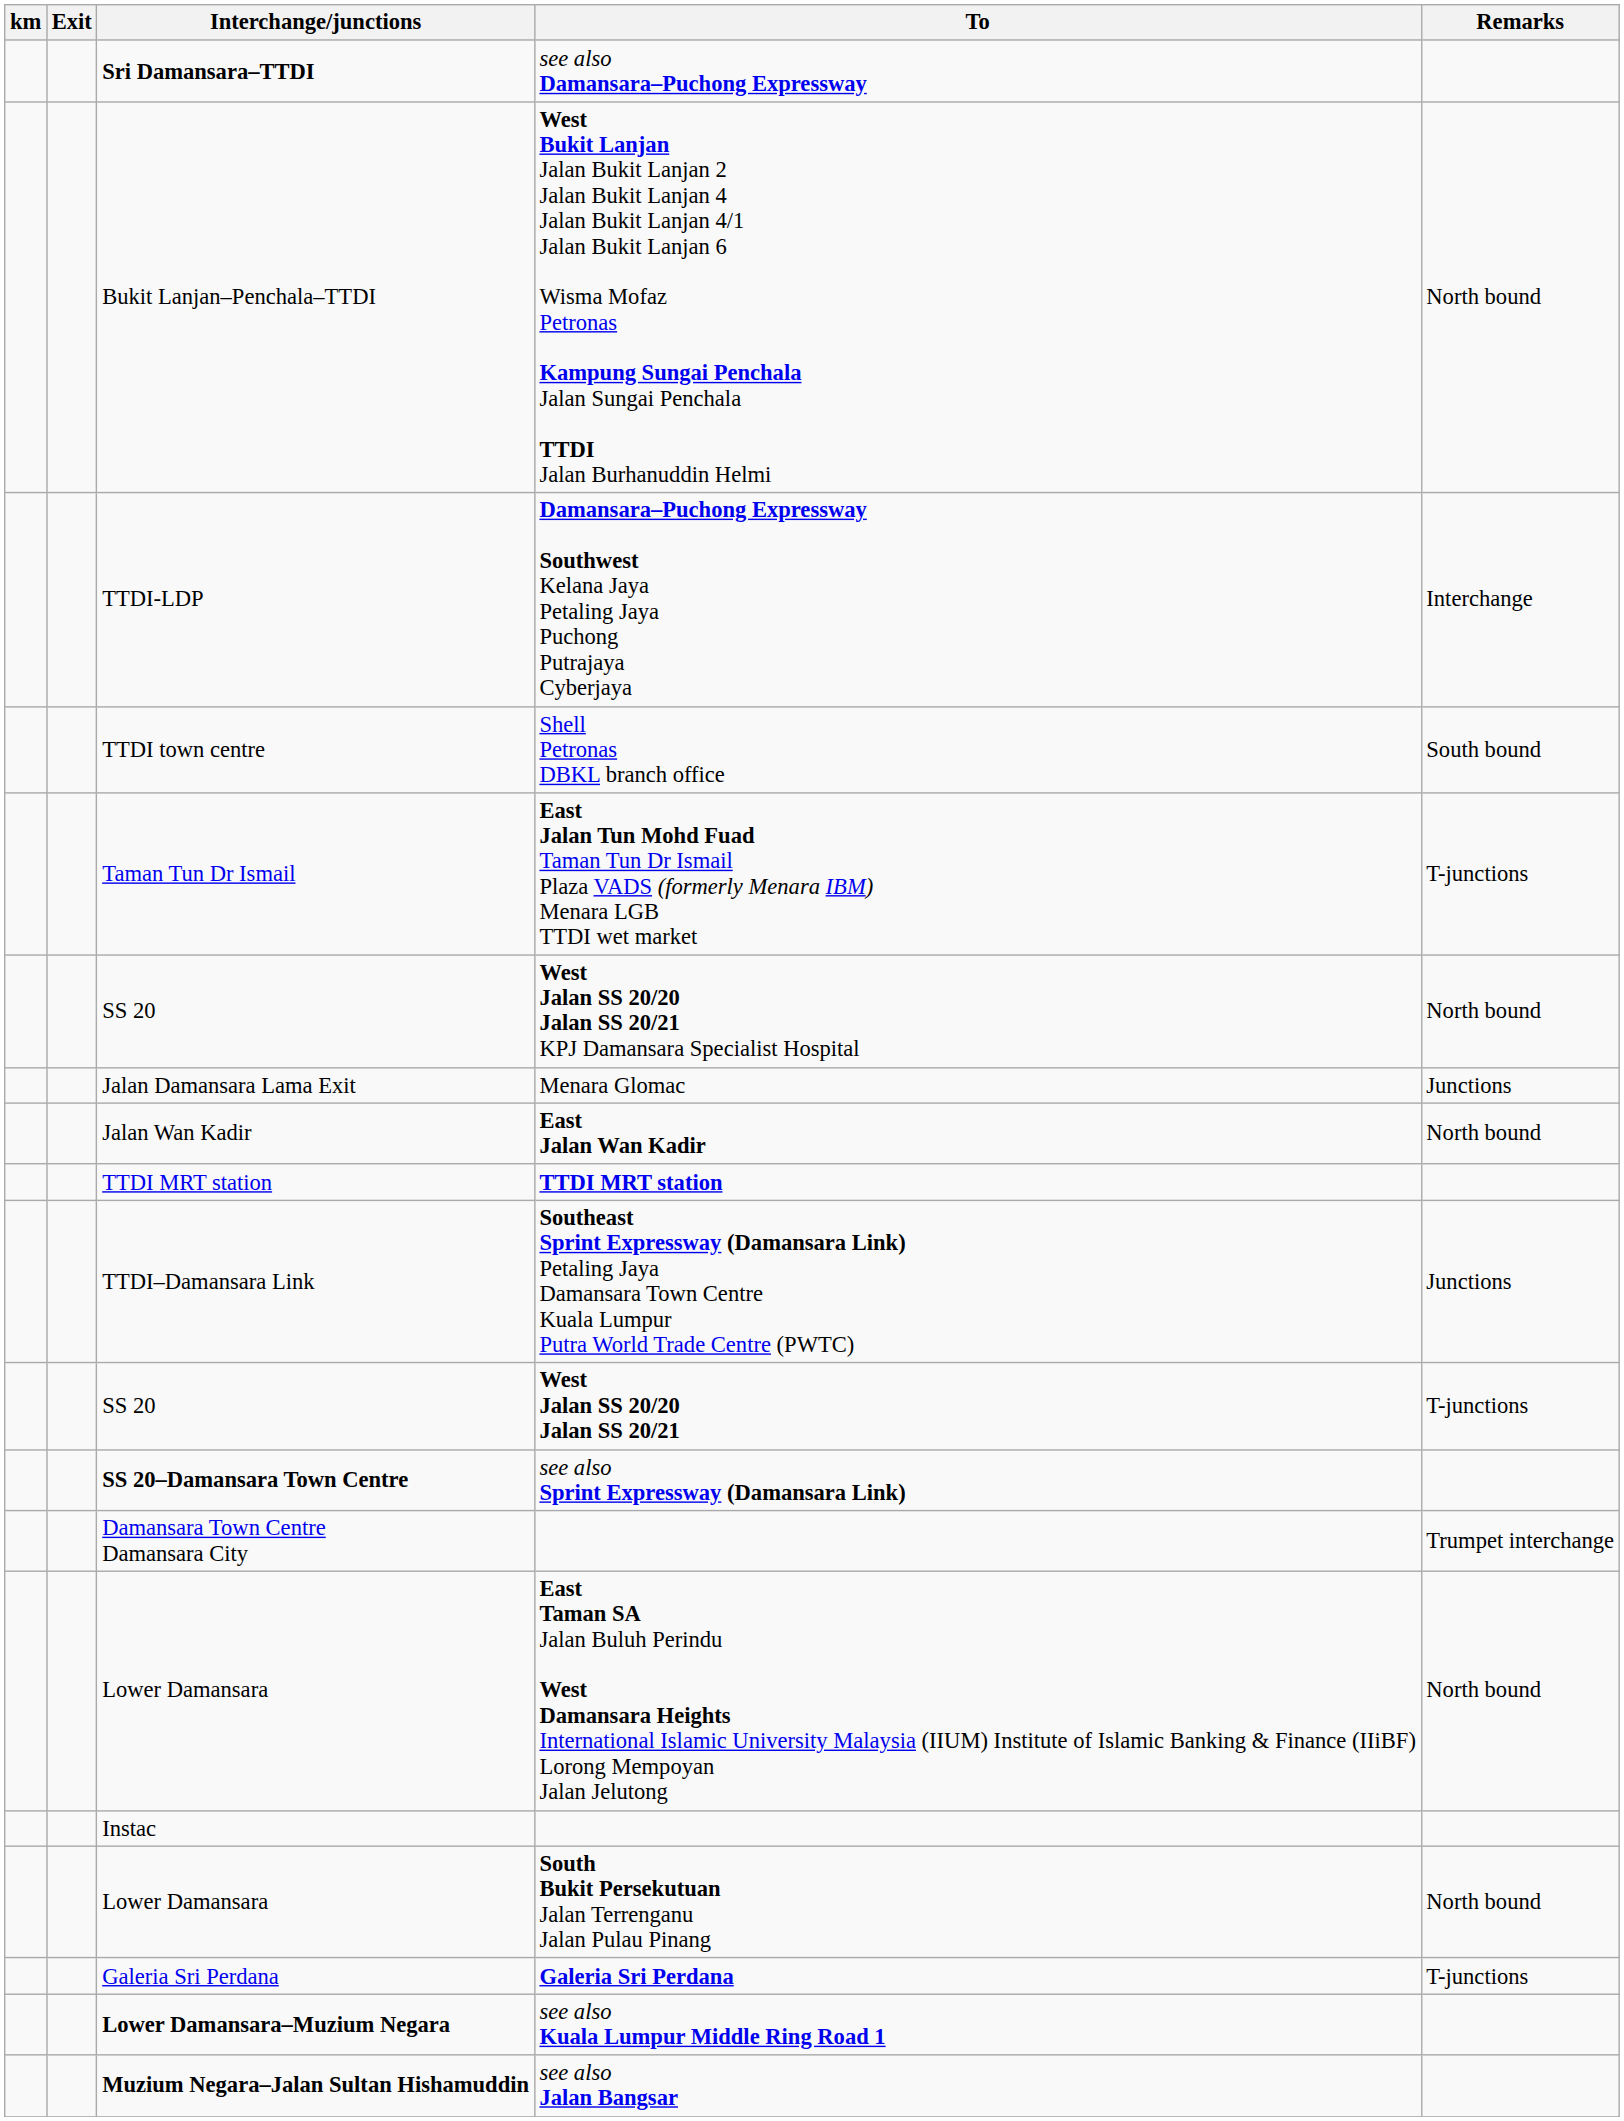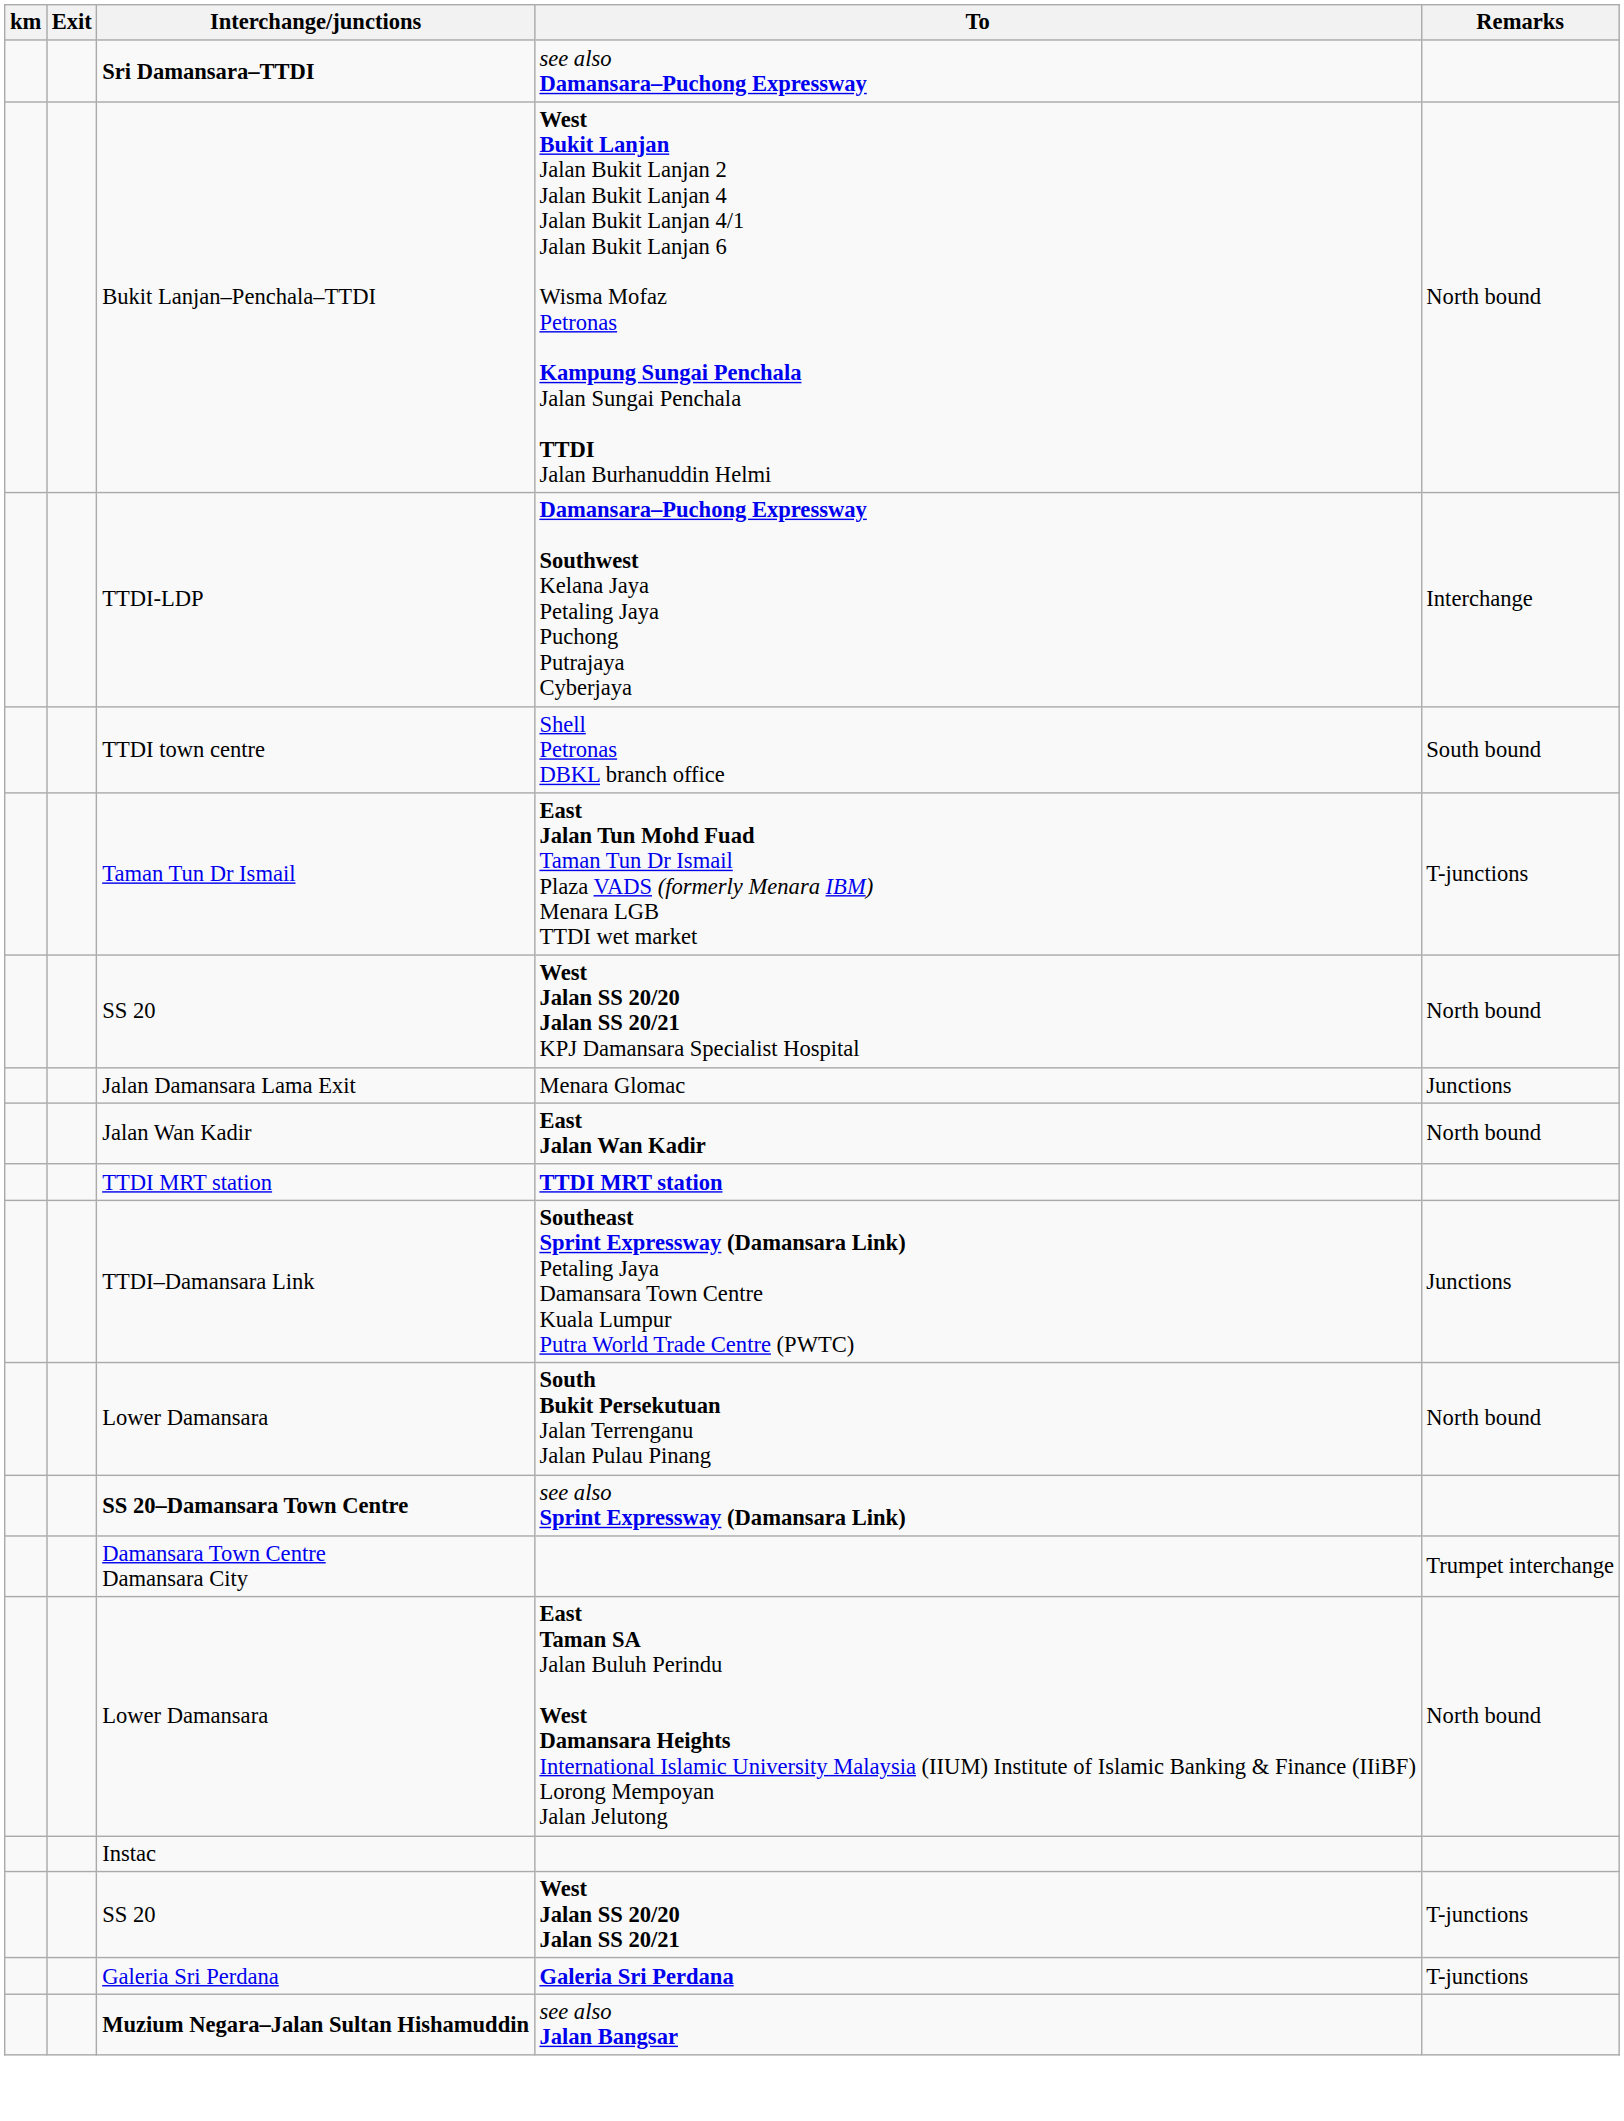rows swapped: (129, 1405) <-> (185, 1901)
- row: (276, 2024)
